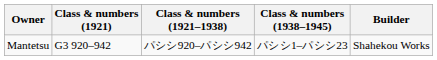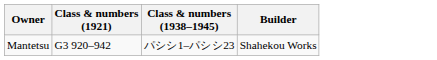- column: (198, 19)
